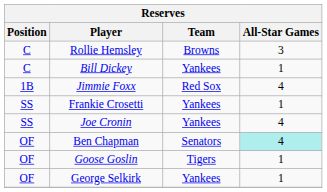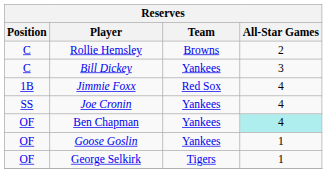(281, 50) 3 -> (281, 50) 2
(281, 68) 1 -> (281, 68) 3
- row: (106, 104)
(201, 141) Senators -> (201, 123) Yankees
(201, 159) Tigers -> (201, 141) Yankees
(201, 178) Yankees -> (201, 159) Tigers
